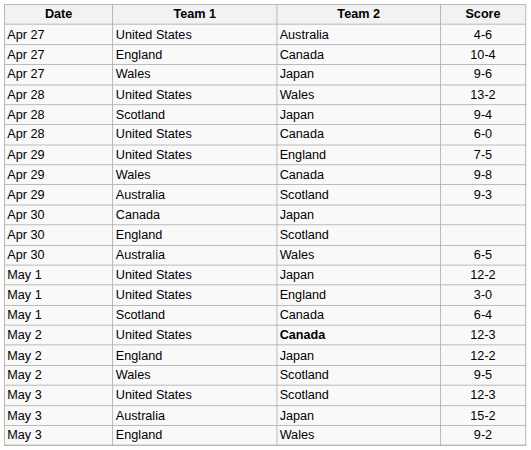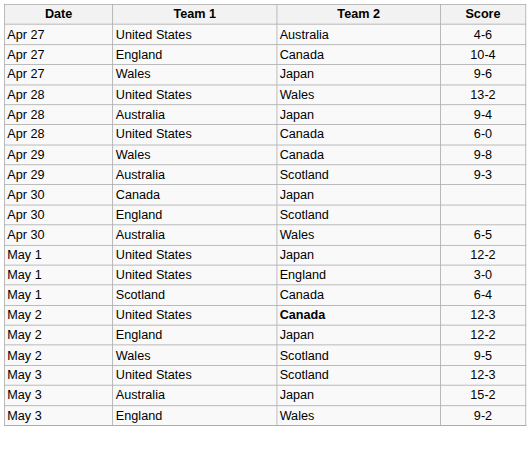(140, 114) Scotland -> (140, 114) Australia
- row: (26, 154)
